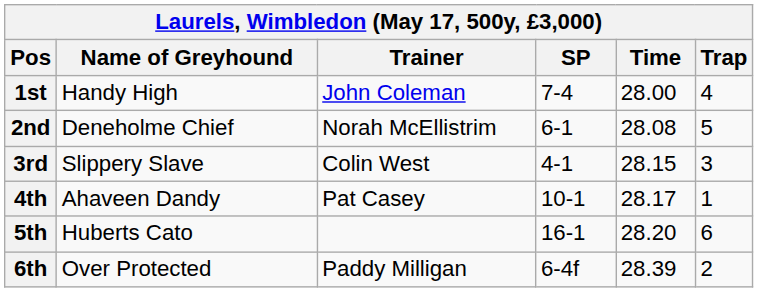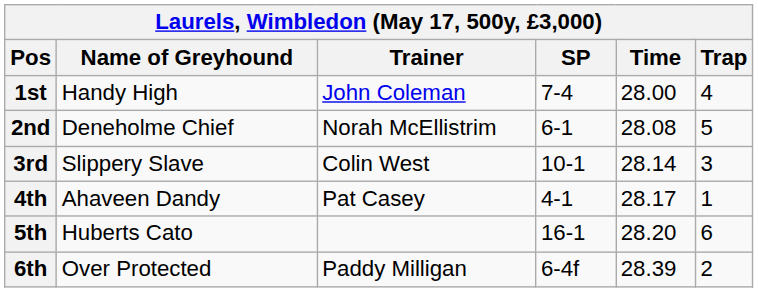(557, 163) 4-1 -> (563, 163) 10-1
(649, 163) 28.15 -> (649, 163) 28.14
(563, 198) 10-1 -> (557, 198) 4-1
